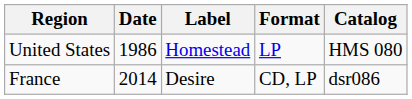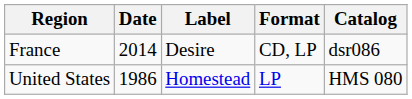rows swapped: (60, 49) <-> (35, 79)
